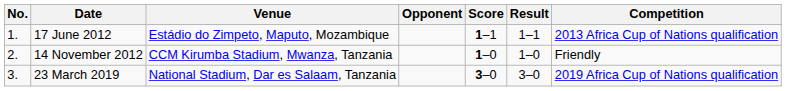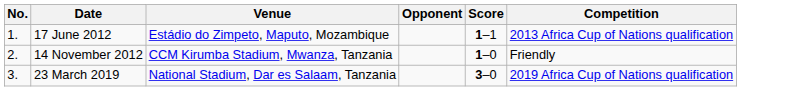- column: (529, 14)
